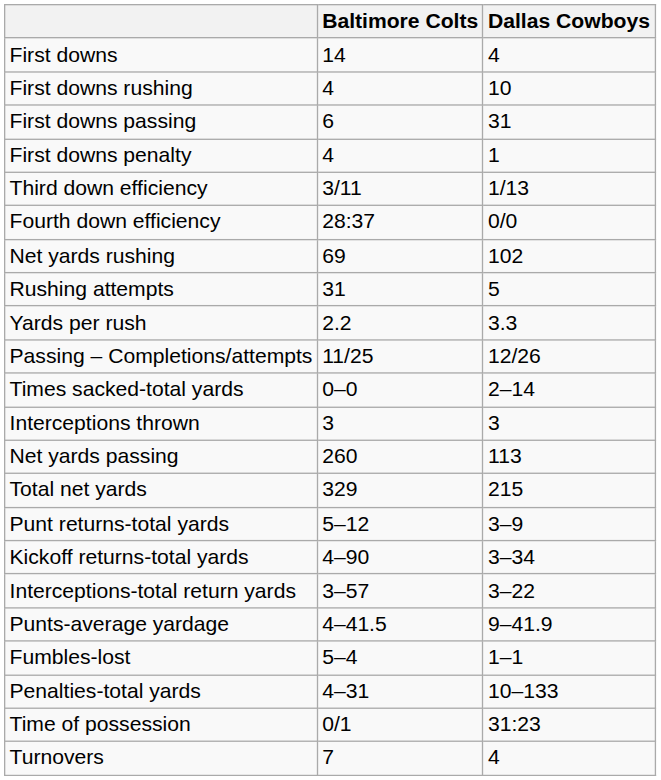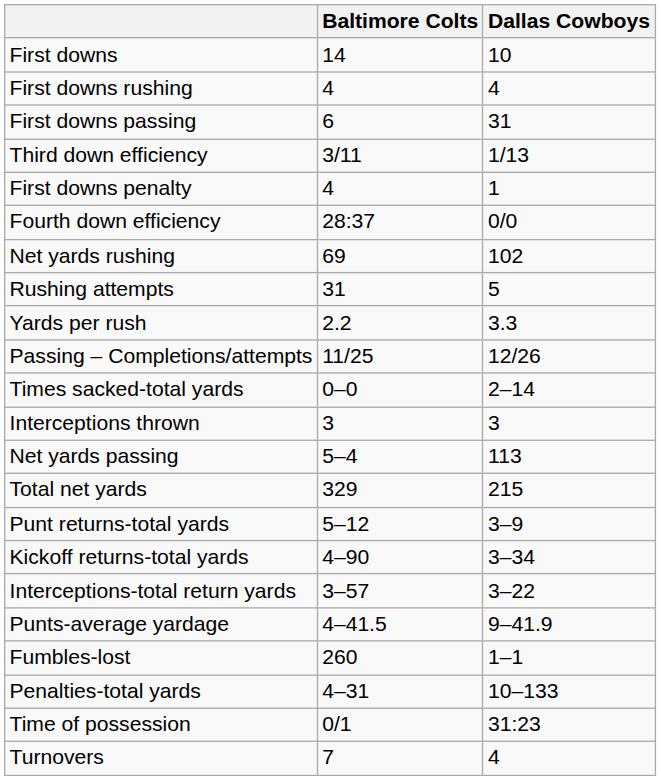(494, 54) 4 -> (500, 54) 10
(500, 88) 10 -> (494, 88) 4
rows swapped: (101, 155) <-> (109, 188)
(340, 456) 260 -> (340, 456) 5–4
(340, 657) 5–4 -> (340, 657) 260
